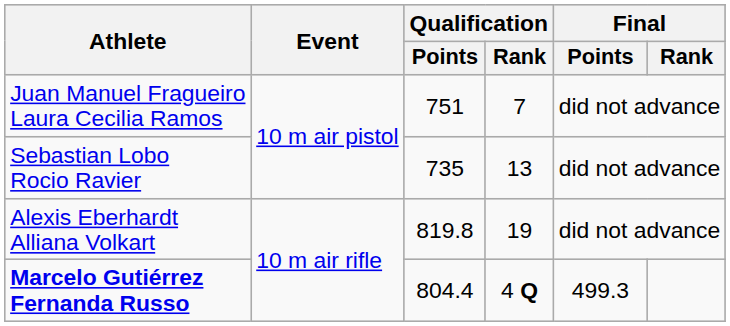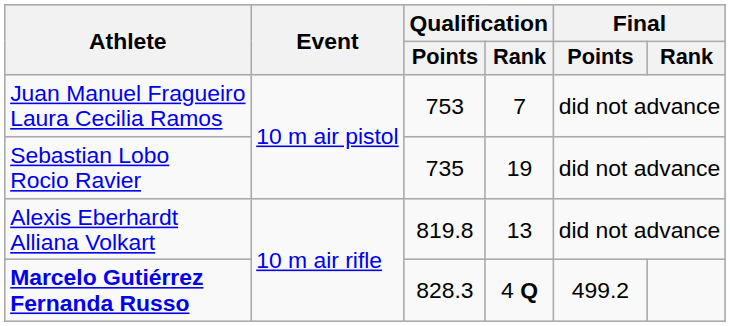(445, 106) 751 -> (445, 106) 753
(520, 168) 13 -> (520, 168) 19
(520, 230) 19 -> (520, 230) 13
(445, 291) 804.4 -> (445, 291) 828.3
(600, 291) 499.3 -> (600, 291) 499.2
